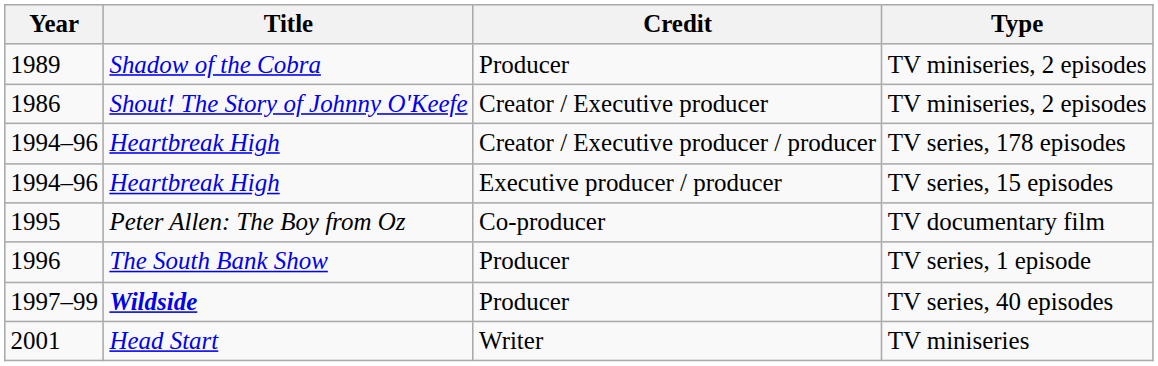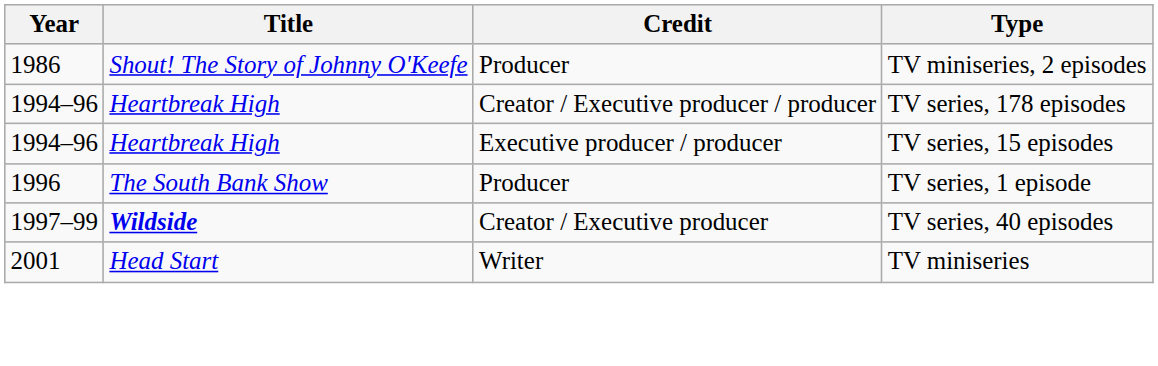- row: (35, 63)
(624, 103) Creator / Executive producer -> (524, 63) Producer
- row: (35, 222)
(524, 301) Producer -> (624, 222) Creator / Executive producer
